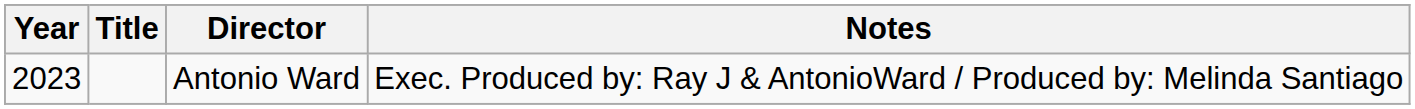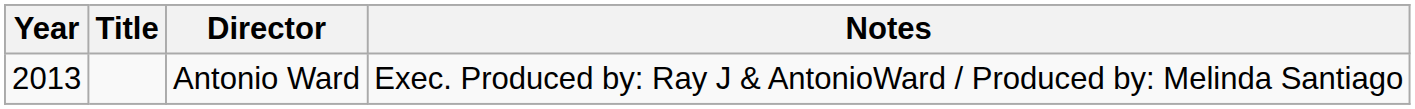(47, 78) 2023 -> (47, 78) 2013
